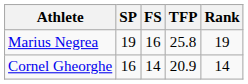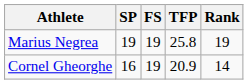(153, 42) 16 -> (153, 42) 19
(153, 67) 14 -> (153, 67) 19
